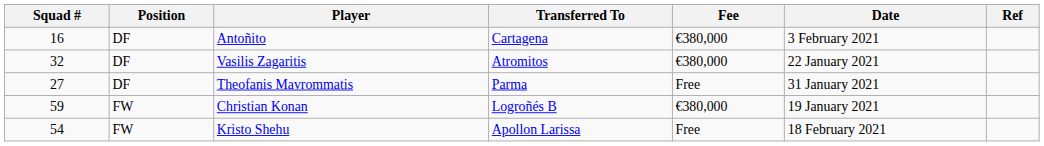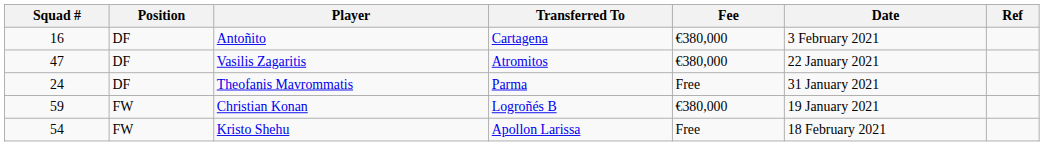(57, 61) 32 -> (57, 61) 47
(57, 84) 27 -> (57, 84) 24
